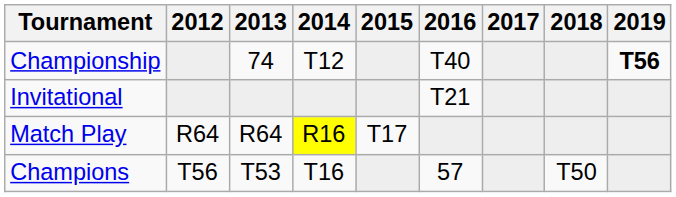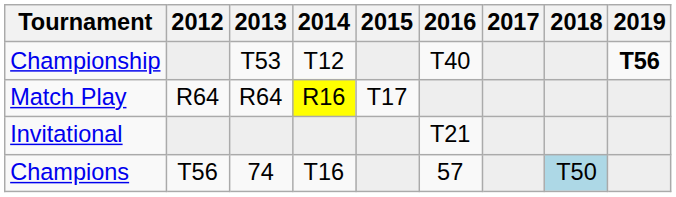(261, 60) 74 -> (261, 60) T53
rows swapped: (68, 135) <-> (66, 97)
(261, 172) T53 -> (261, 172) 74
(576, 172) no background -> (576, 172) lightblue background
